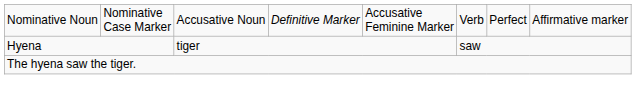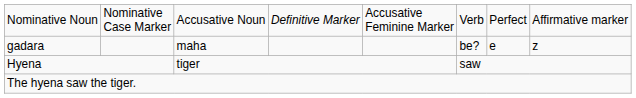+ row: (26, 45)
